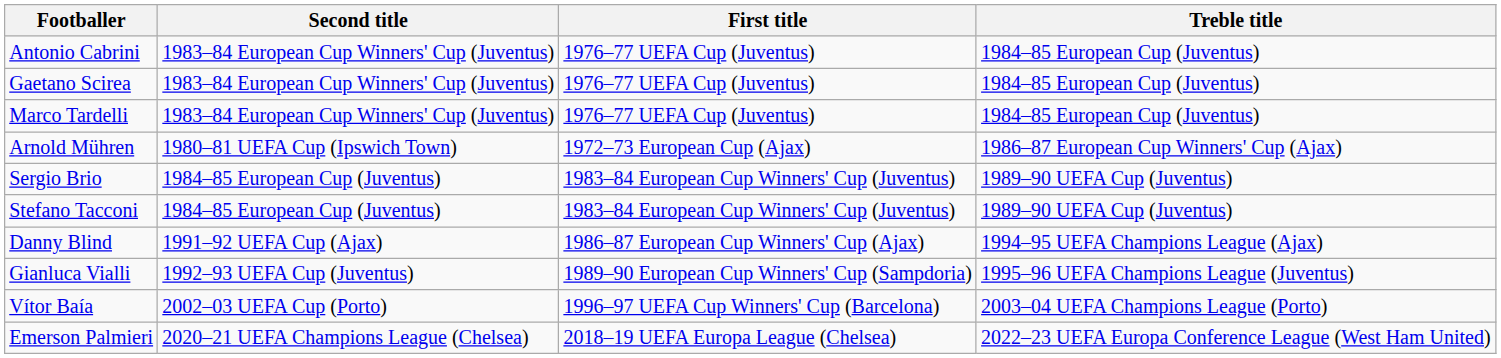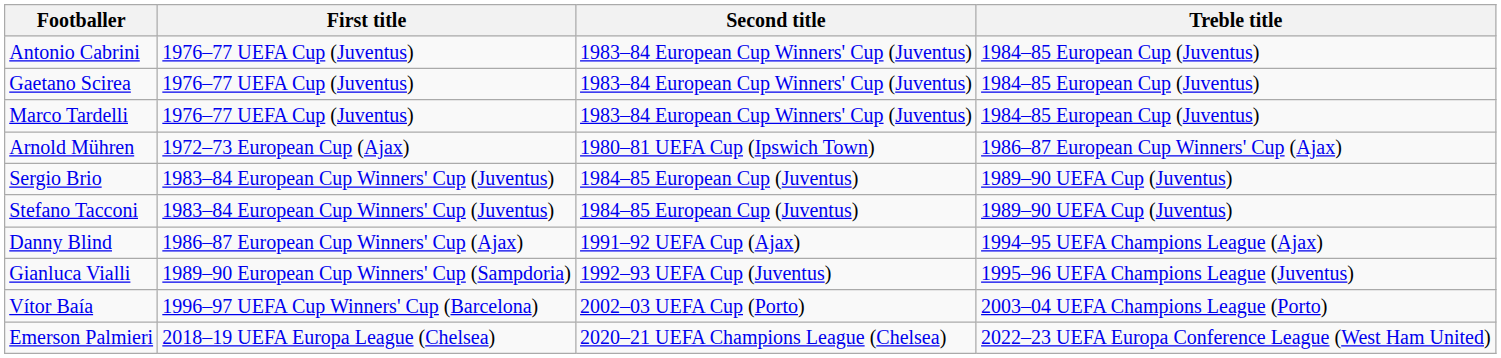columns swapped: (768, 20) <-> (358, 20)
